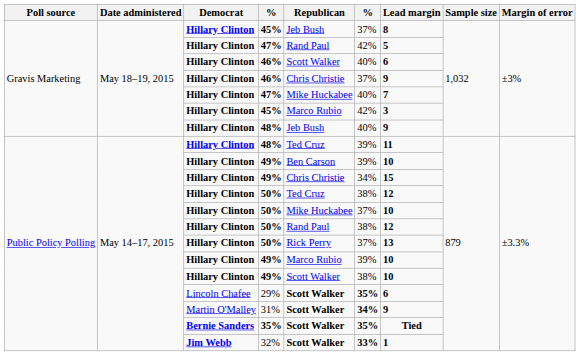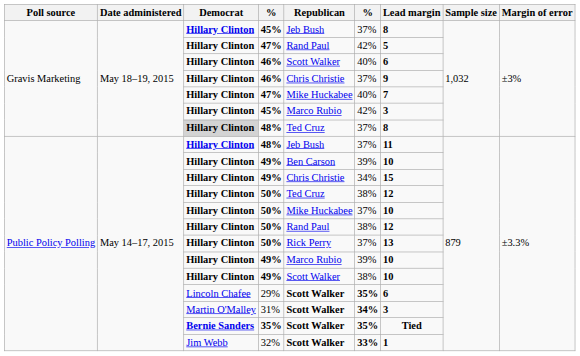(220, 128) no background -> (220, 128) lightgrey background
(305, 128) Jeb Bush -> (306, 128) Ted Cruz
(367, 128) 40% -> (367, 128) 37%
(386, 128) 9 -> (386, 128) 8
(306, 144) Ted Cruz -> (305, 144) Jeb Bush
(367, 144) 39% -> (367, 144) 37%
(386, 309) 9 -> (386, 309) 3
(209, 342) bold -> (207, 342) normal
